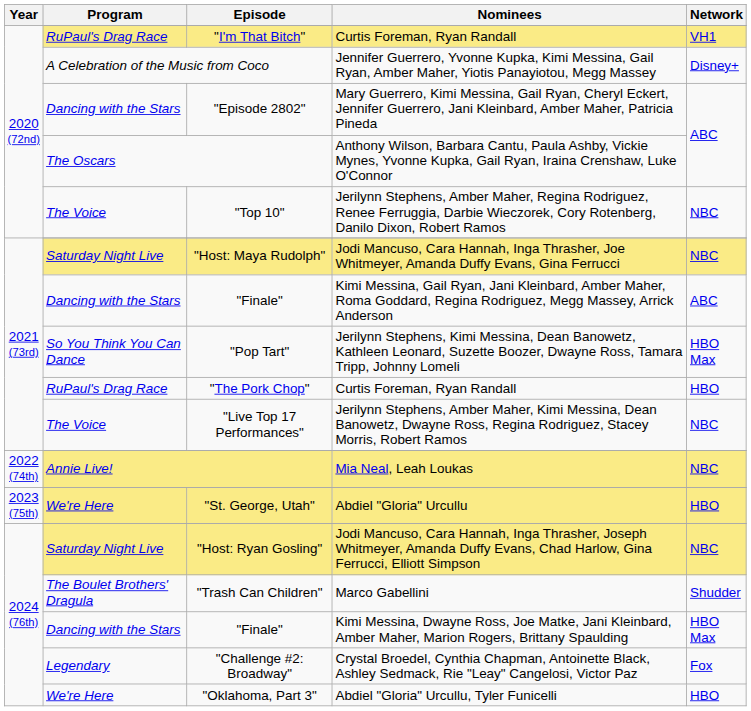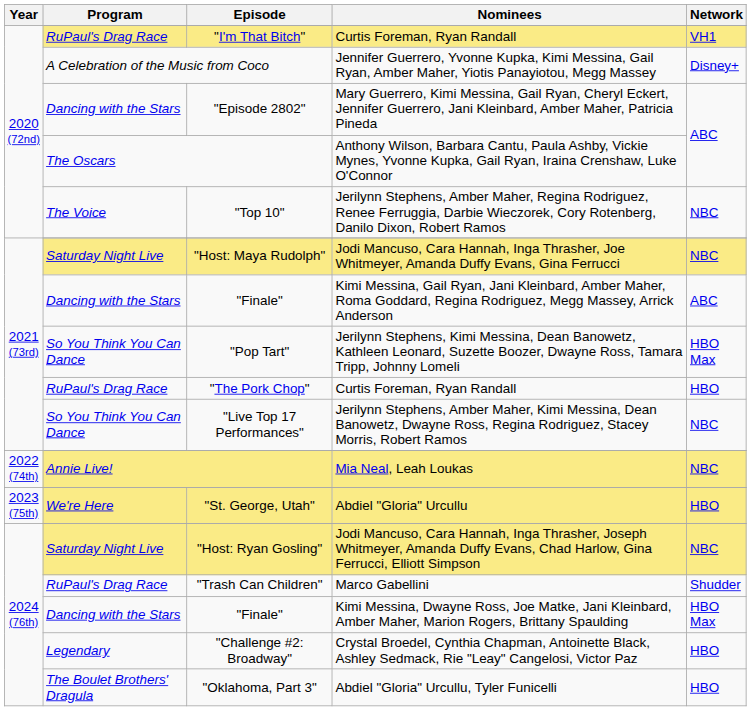(76, 424) The Voice -> (113, 424) So You Think You Can Dance
(107, 593) The Boulet Brothers' Dragula -> (107, 585) RuPaul's Drag Race
(701, 666) Fox -> (705, 651) HBO
(80, 695) We're Here -> (107, 687) The Boulet Brothers' Dragula
